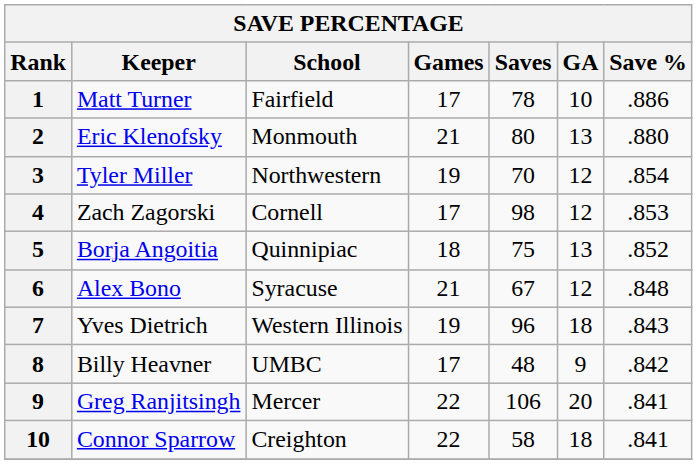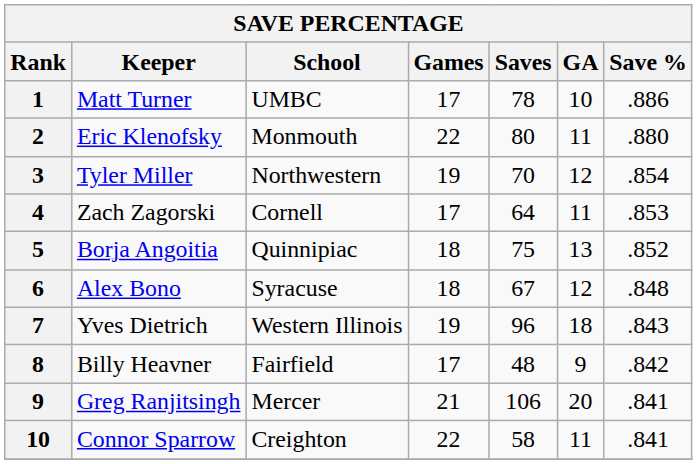(292, 99) Fairfield -> (287, 99) UMBC
(449, 136) 21 -> (449, 136) 22
(580, 136) 13 -> (580, 136) 11
(523, 212) 98 -> (523, 212) 64
(580, 212) 12 -> (580, 212) 11
(449, 288) 21 -> (449, 288) 18
(287, 363) UMBC -> (292, 363) Fairfield
(449, 401) 22 -> (449, 401) 21
(580, 439) 18 -> (580, 439) 11
